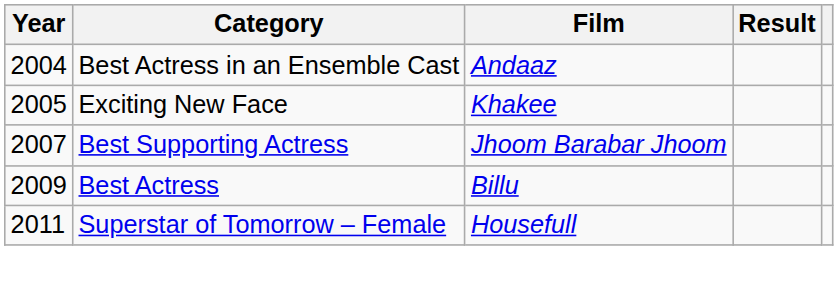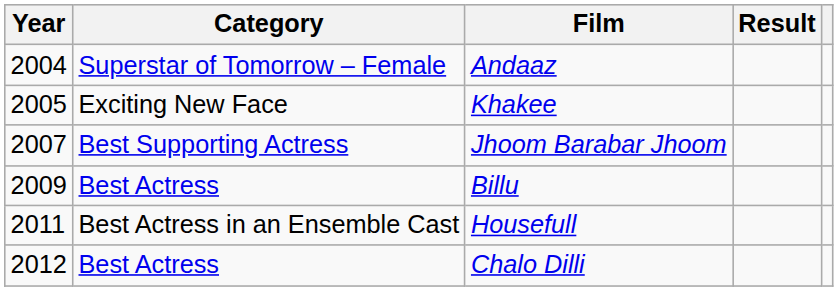(269, 64) Best Actress in an Ensemble Cast -> (262, 64) Superstar of Tomorrow – Female
(262, 225) Superstar of Tomorrow – Female -> (269, 225) Best Actress in an Ensemble Cast
+ row: (528, 265)
